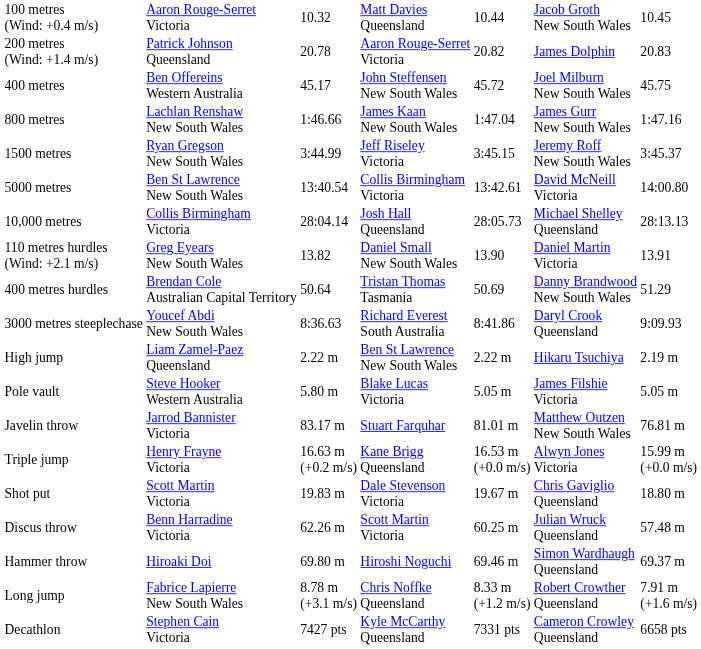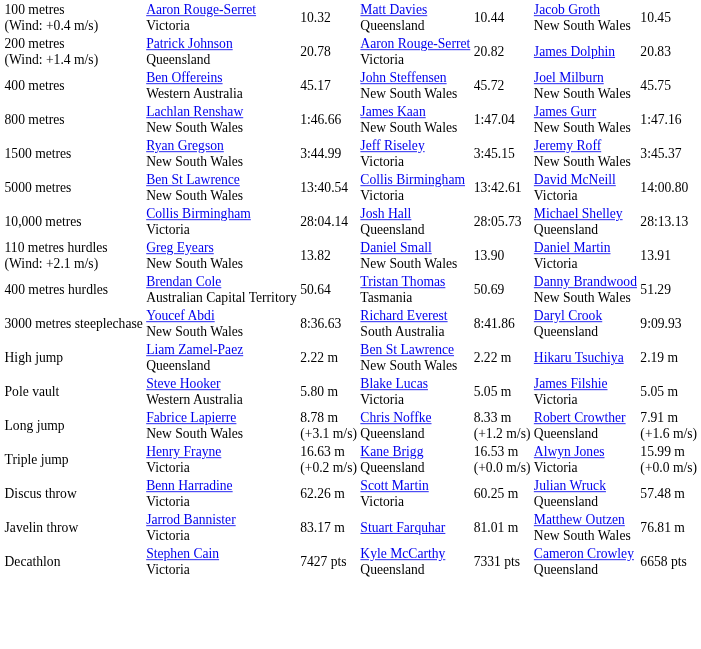rows swapped: (35, 595) <-> (41, 425)
- row: (27, 493)
- row: (46, 561)
